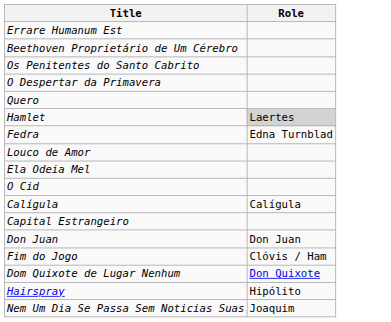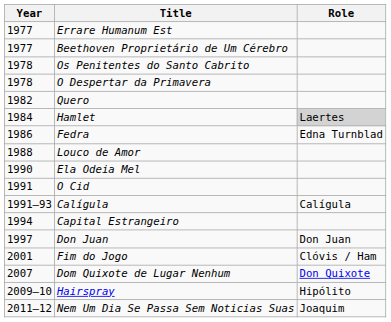+ column: (29, 13)
